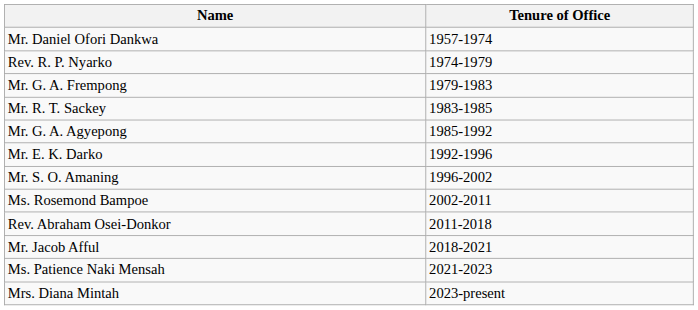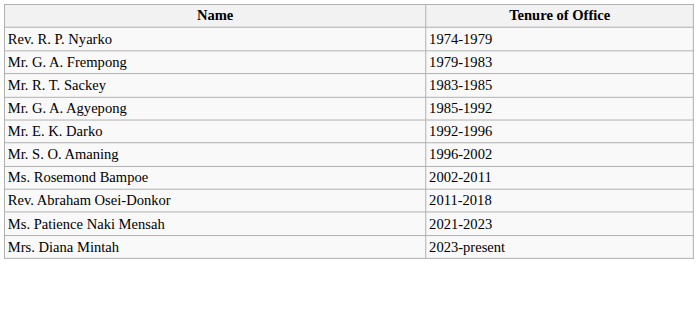- row: (83, 39)
- row: (54, 246)
